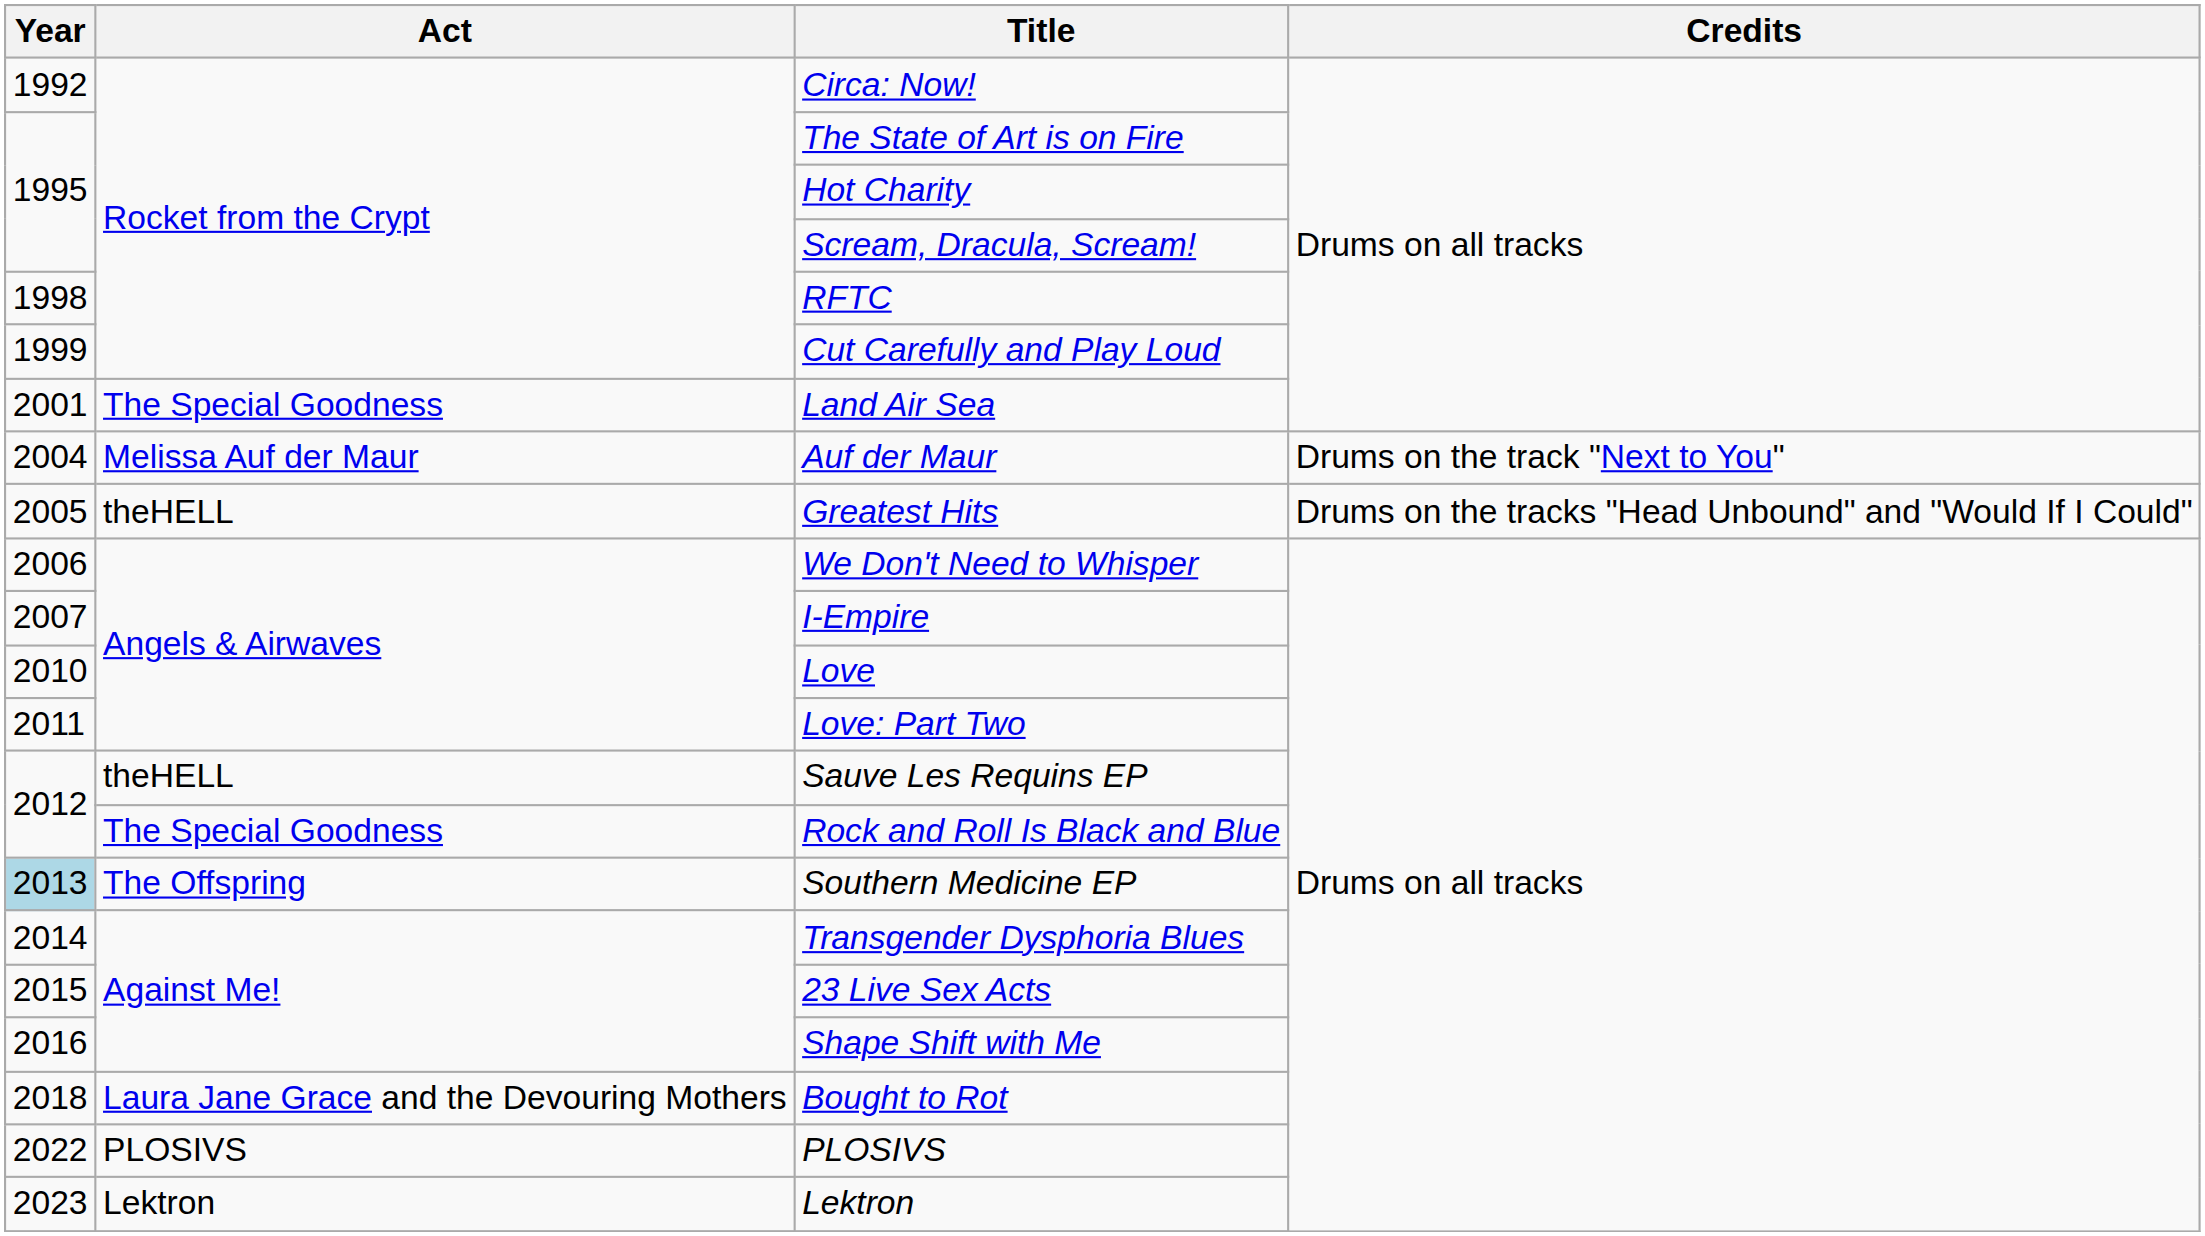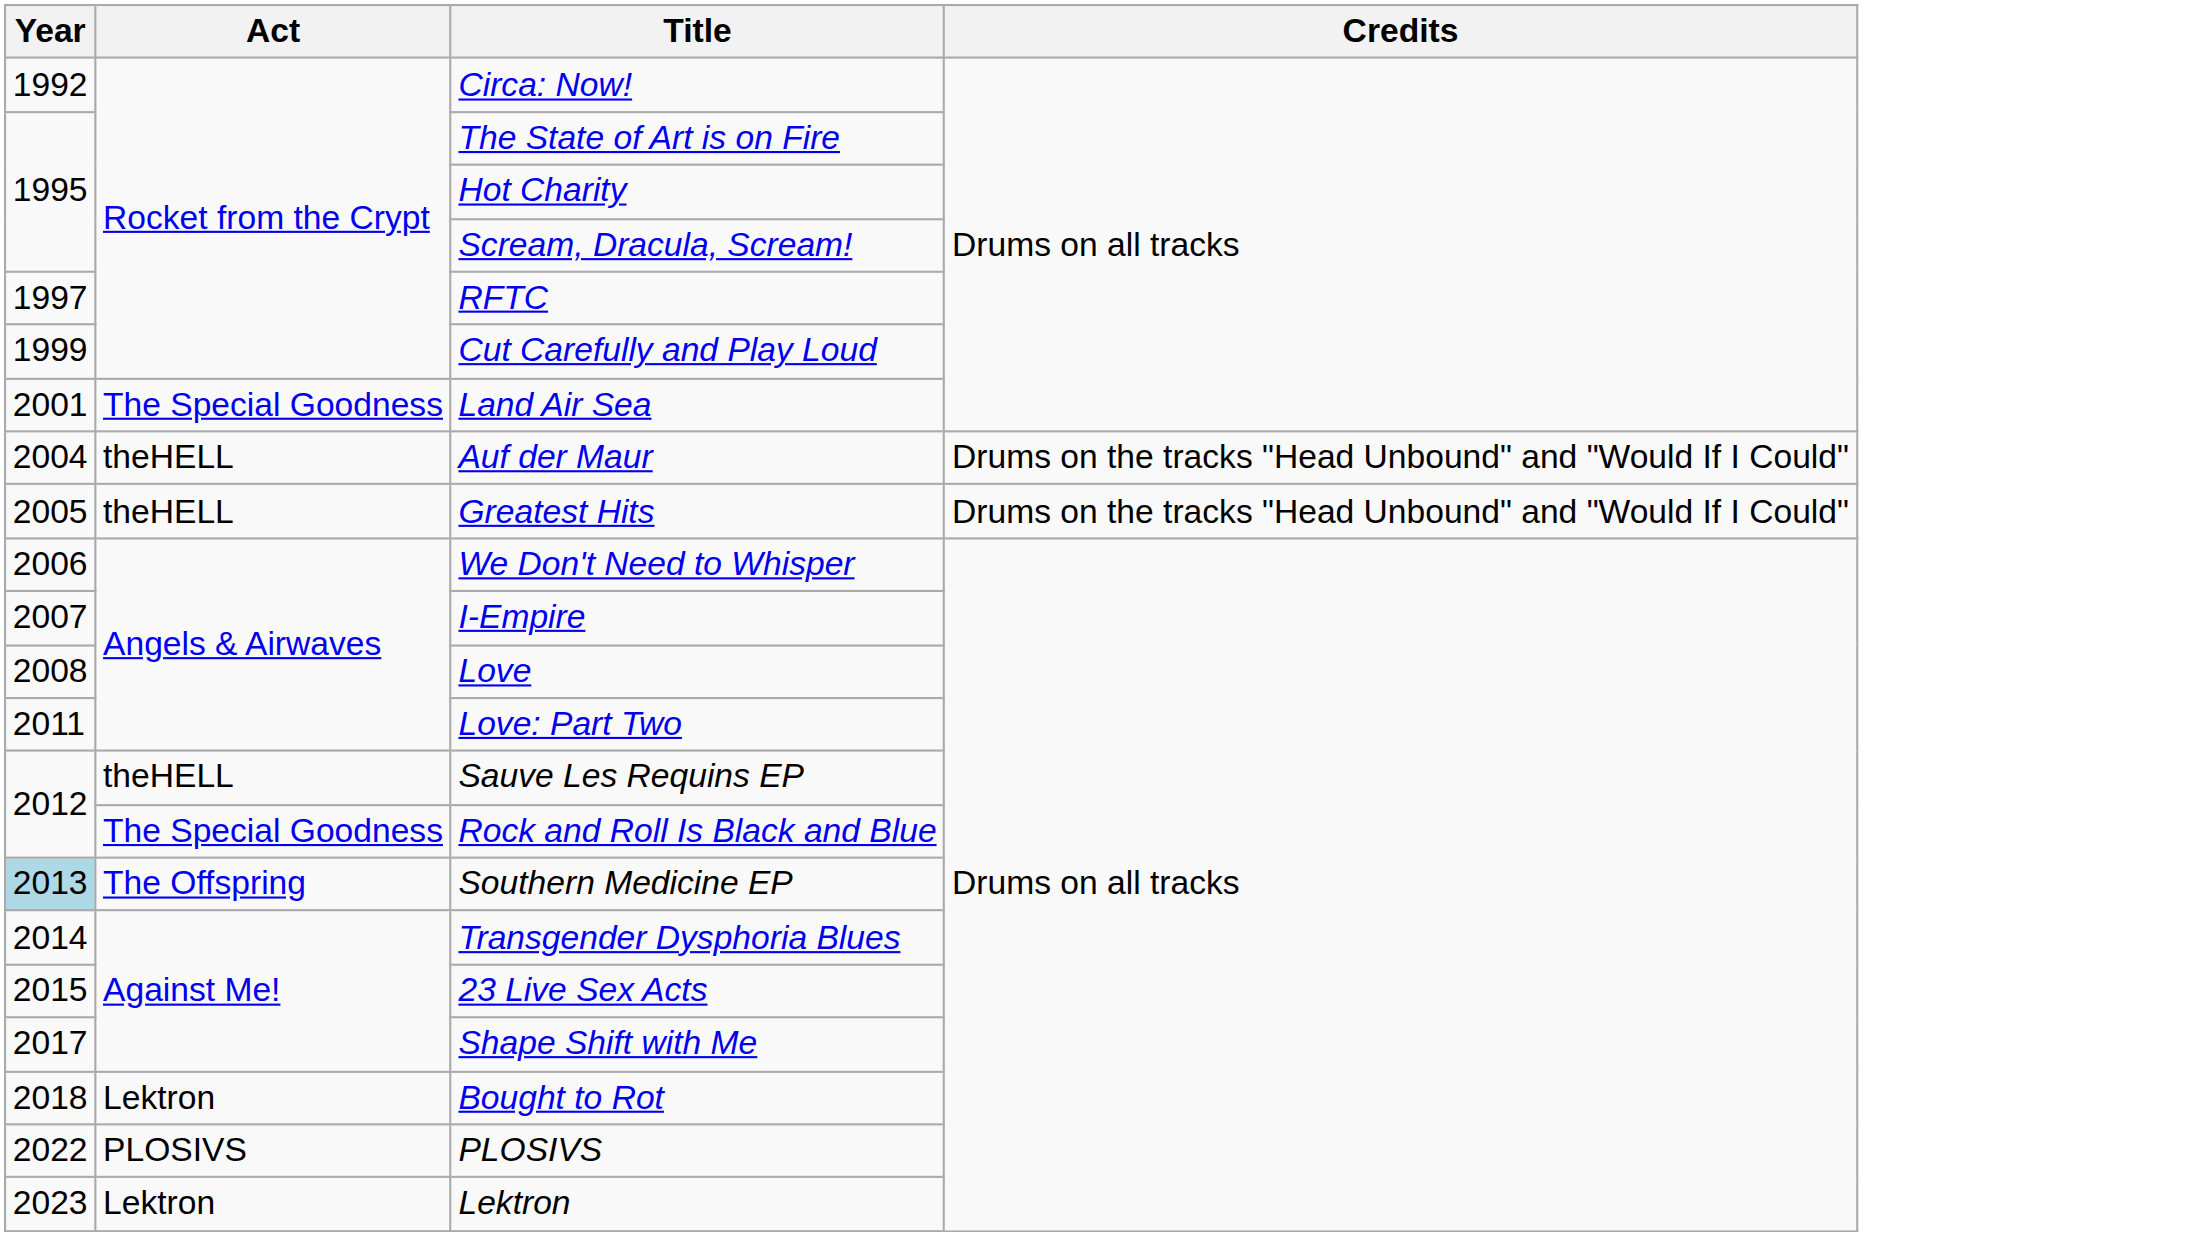(50, 297) 1998 -> (50, 297) 1997
(261, 457) Melissa Auf der Maur -> (168, 457) theHELL
(1540, 457) Drums on the track "Next to You" -> (1400, 457) Drums on the tracks "Head Unbound" and "Would If I Could"
(50, 670) 2010 -> (50, 670) 2008
(50, 1043) 2016 -> (50, 1043) 2017
(445, 1096) Laura Jane Grace and the Devouring Mothers -> (159, 1096) Lektron
